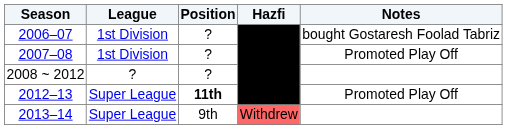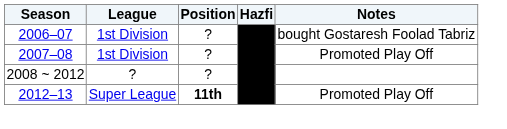- row: (46, 114)
